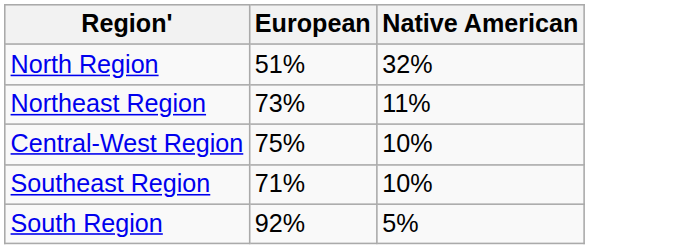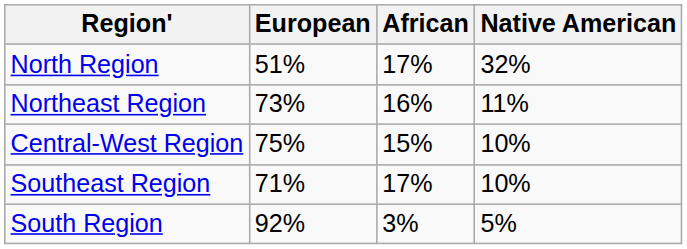+ column: (426, 24)
